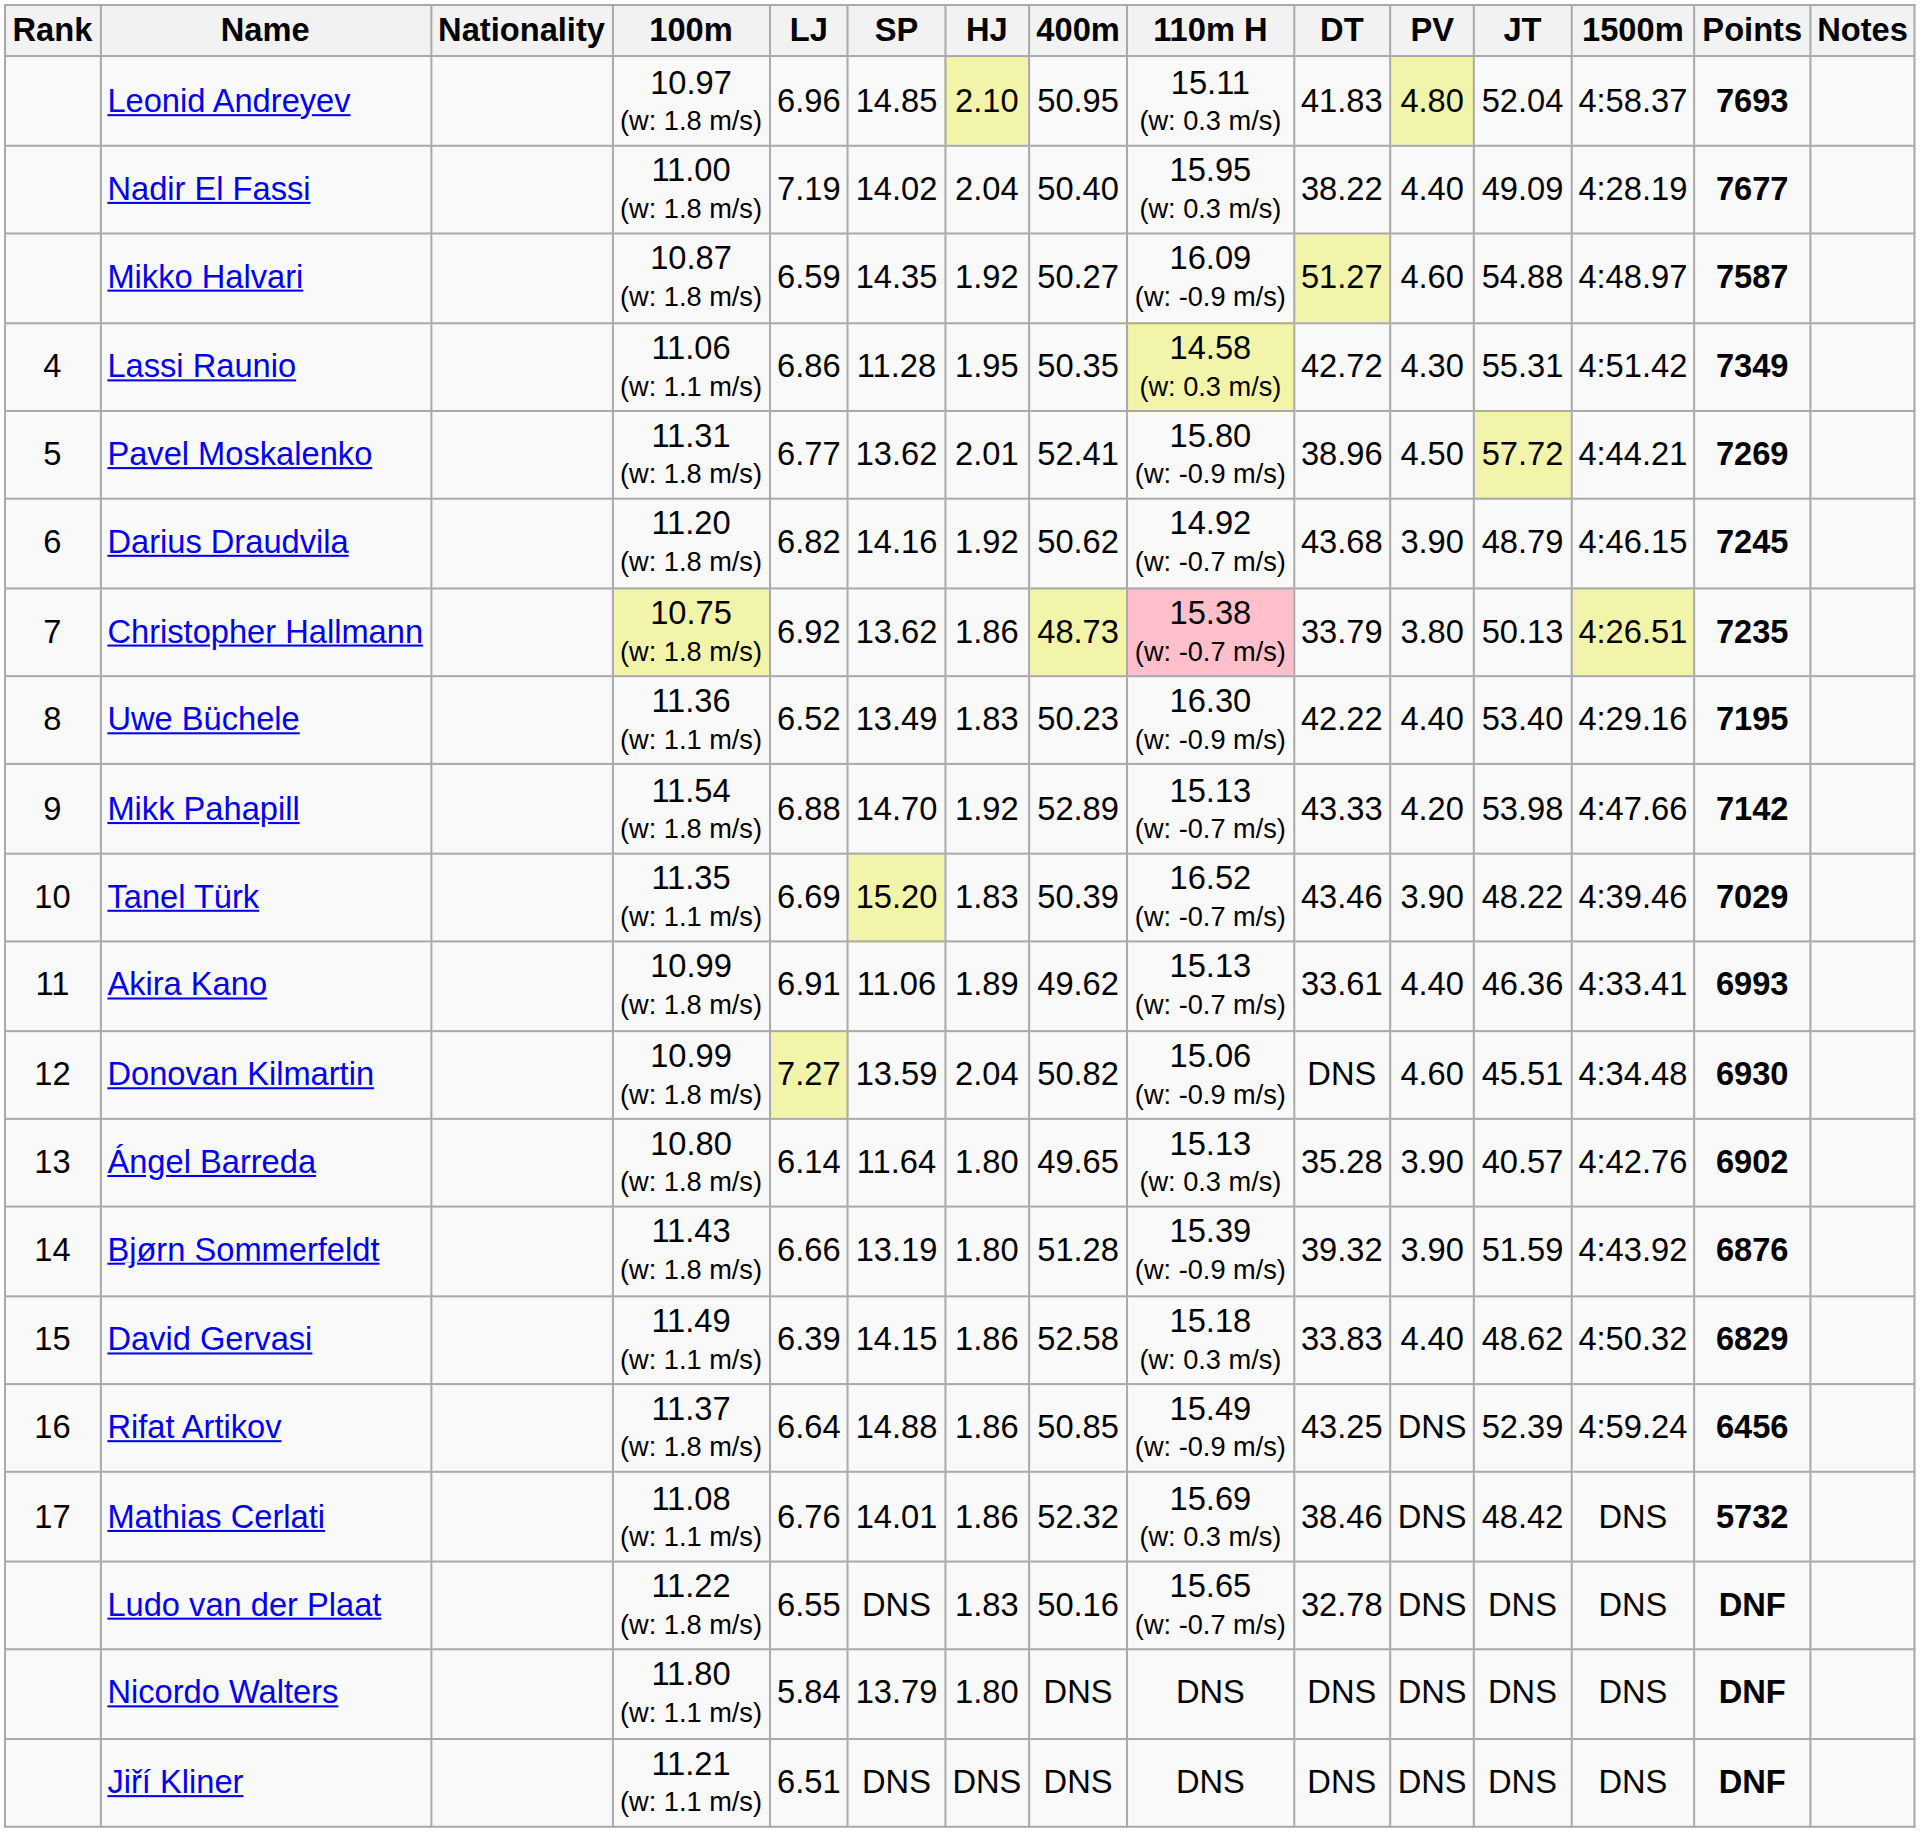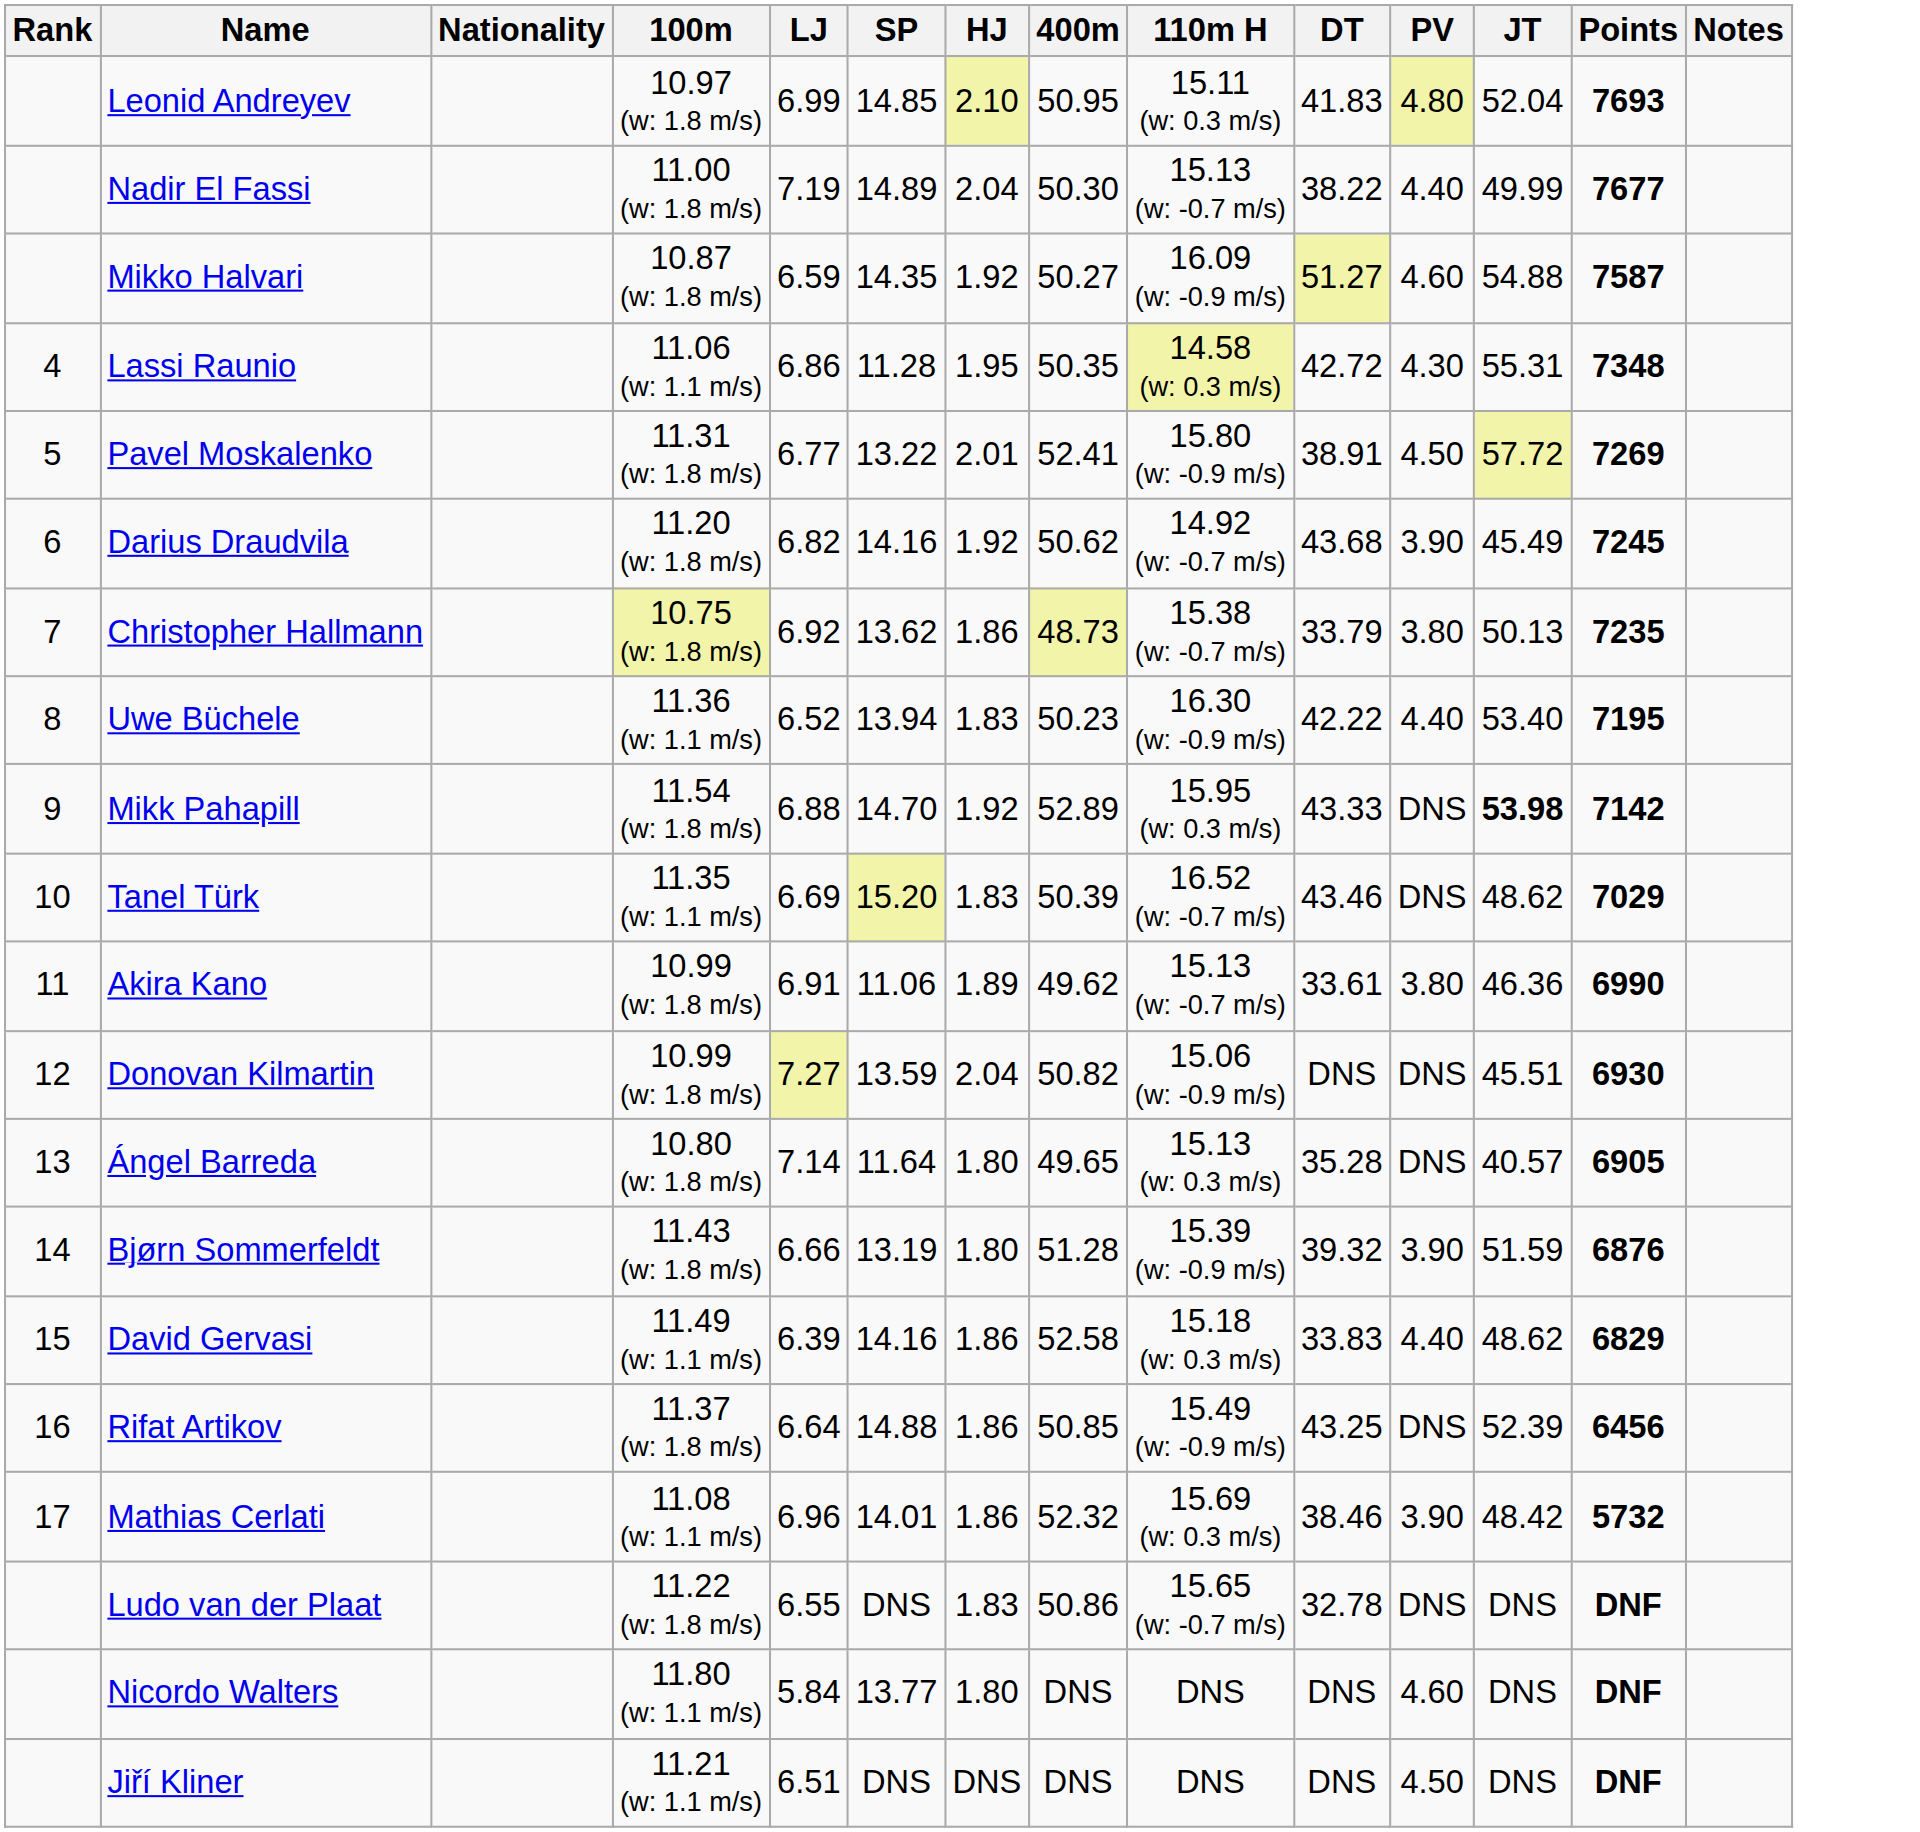- column: (1633, 30)
(809, 100) 6.96 -> (809, 100) 6.99
(896, 188) 14.02 -> (896, 188) 14.89
(1078, 188) 50.40 -> (1078, 188) 50.30
(1210, 188) 15.95 (w: 0.3 m/s) -> (1210, 188) 15.13 (w: -0.7 m/s)
(1523, 188) 49.09 -> (1523, 188) 49.99
(1752, 365) 7349 -> (1628, 365) 7348
(896, 454) 13.62 -> (896, 454) 13.22
(1342, 454) 38.96 -> (1342, 454) 38.91
(1523, 542) 48.79 -> (1523, 542) 45.49
(1210, 631) pink background -> (1210, 631) no background
(896, 719) 13.49 -> (896, 719) 13.94
(1210, 808) 15.13 (w: -0.7 m/s) -> (1210, 808) 15.95 (w: 0.3 m/s)
(1432, 808) 4.20 -> (1432, 808) DNS
(1523, 808) normal -> (1523, 808) bold
(1432, 896) 3.90 -> (1432, 896) DNS
(1523, 896) 48.22 -> (1523, 896) 48.62
(1432, 985) 4.40 -> (1432, 985) 3.80
(1752, 985) 6993 -> (1628, 985) 6990
(1432, 1073) 4.60 -> (1432, 1073) DNS
(809, 1162) 6.14 -> (809, 1162) 7.14
(1432, 1162) 3.90 -> (1432, 1162) DNS
(1752, 1162) 6902 -> (1628, 1162) 6905
(896, 1339) 14.15 -> (896, 1339) 14.16
(809, 1516) 6.76 -> (809, 1516) 6.96
(1432, 1516) DNS -> (1432, 1516) 3.90
(1078, 1604) 50.16 -> (1078, 1604) 50.86
(896, 1693) 13.79 -> (896, 1693) 13.77
(1432, 1693) DNS -> (1432, 1693) 4.60
(1432, 1781) DNS -> (1432, 1781) 4.50
